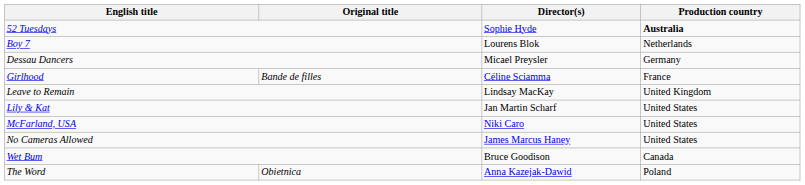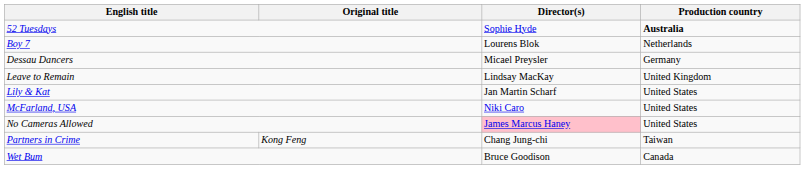- row: (25, 76)
(527, 140) no background -> (527, 124) pink background
+ row: (43, 140)
- row: (26, 172)
